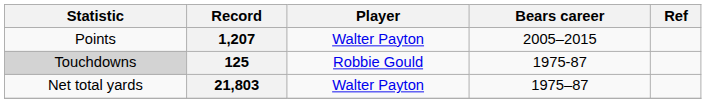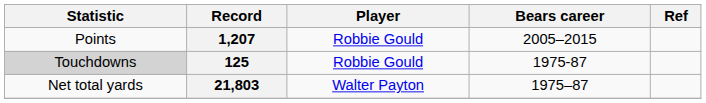(378, 39) Walter Payton -> (378, 39) Robbie Gould
